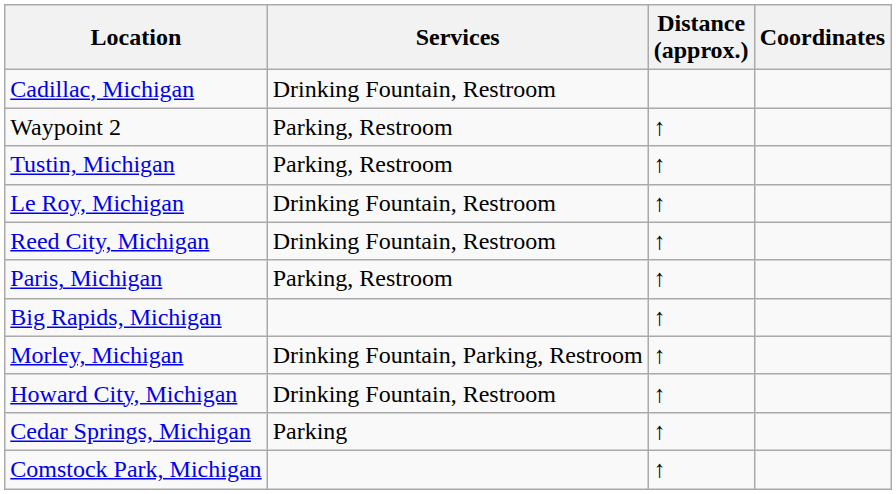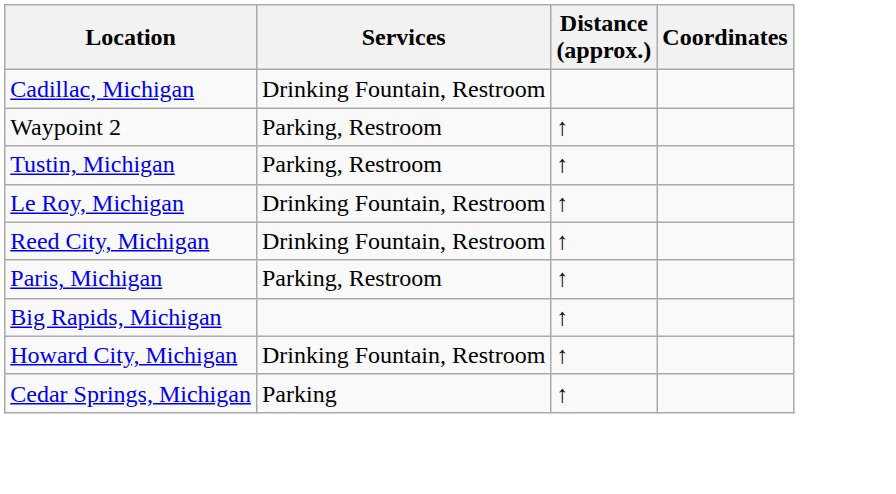- row: (97, 355)
- row: (136, 469)
